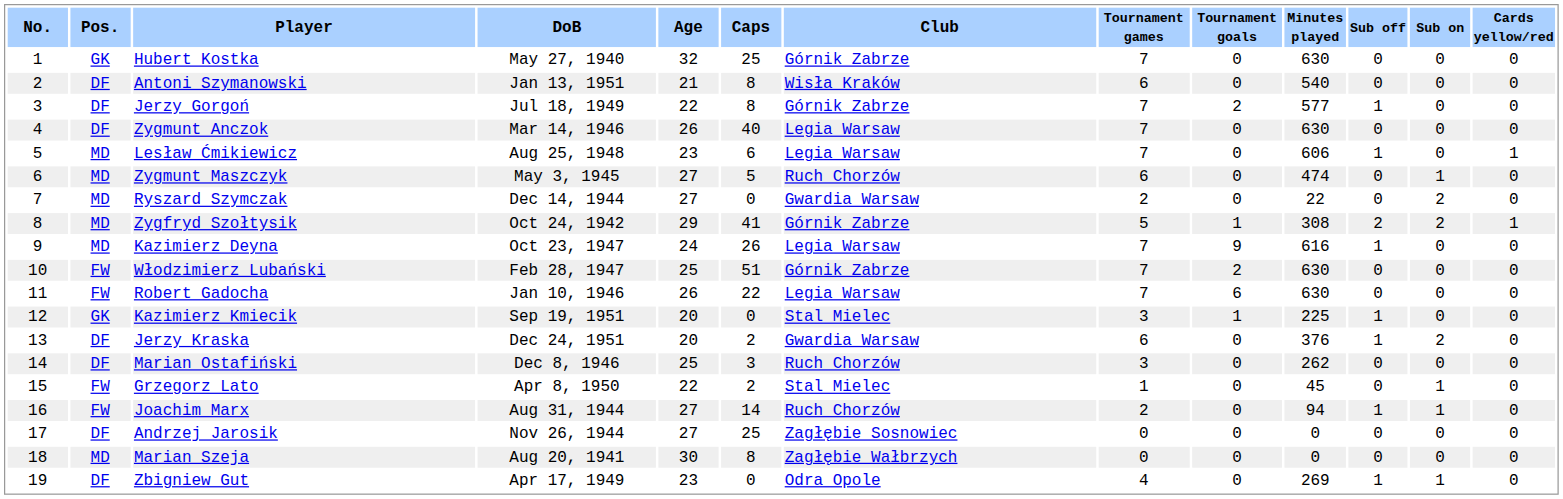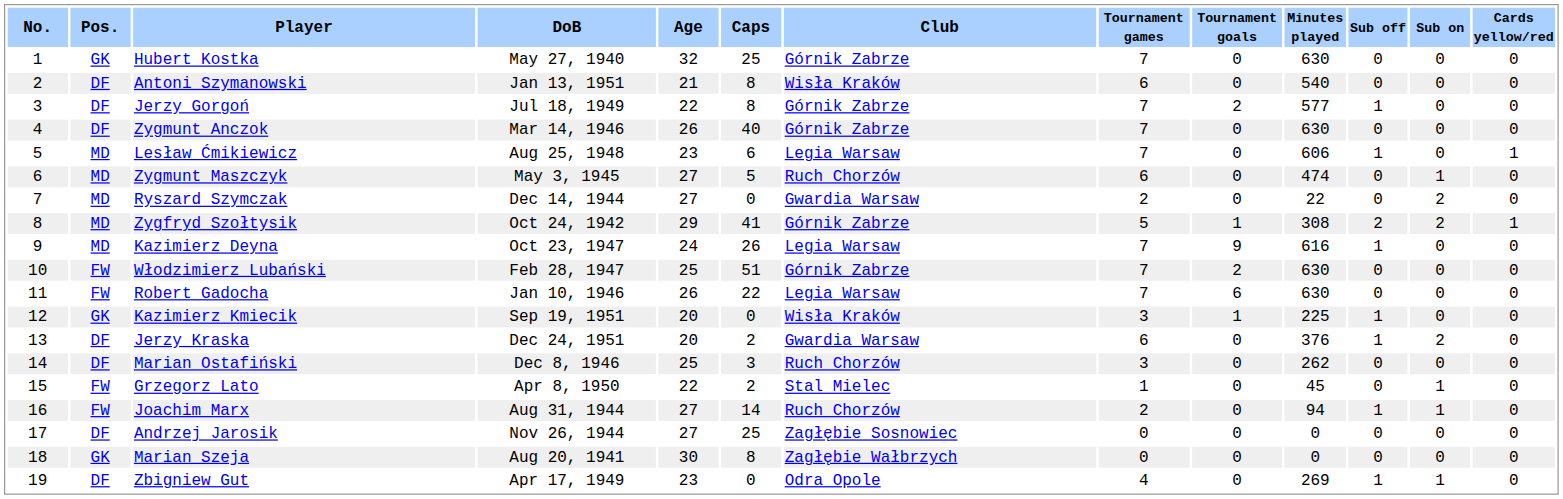(842, 130) Legia Warsaw -> (847, 130) Górnik Zabrze
(837, 317) Stal Mielec -> (842, 317) Wisła Kraków
(100, 457) MD -> (100, 457) GK
